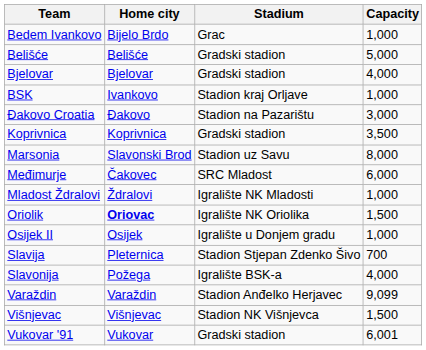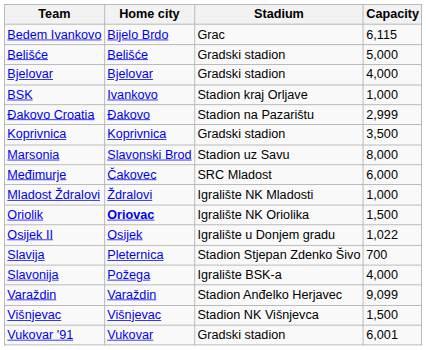(382, 34) 1,000 -> (382, 34) 6,115
(382, 114) 3,000 -> (382, 114) 2,999
(382, 235) 1,000 -> (382, 235) 1,022
